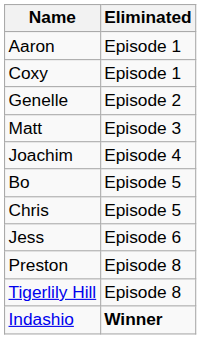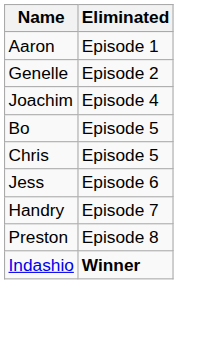- row: (28, 73)
- row: (25, 127)
+ row: (36, 210)
- row: (52, 292)
